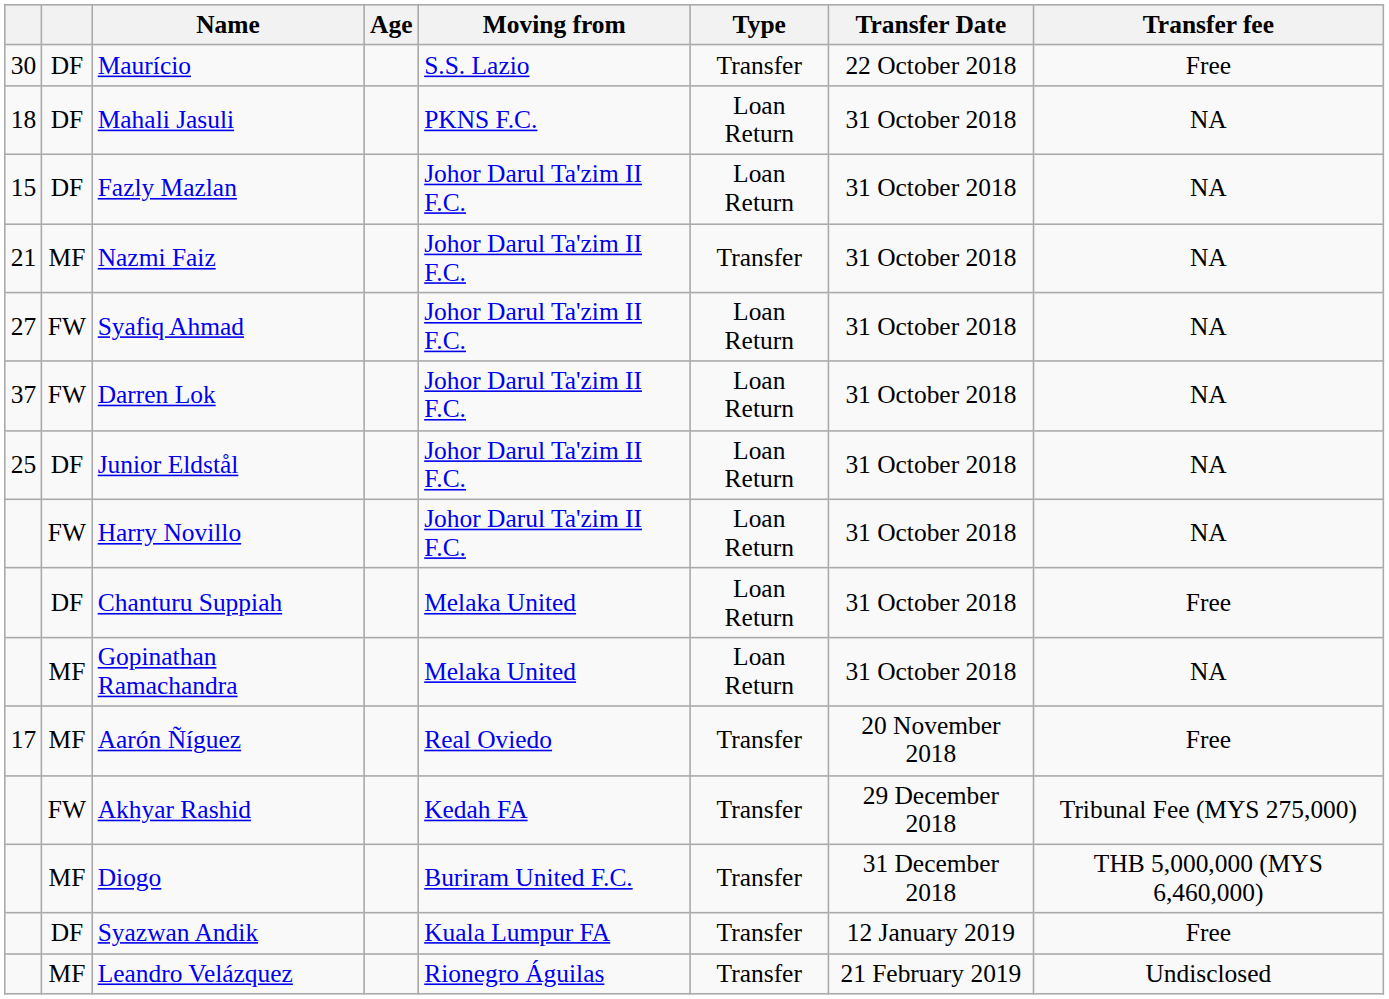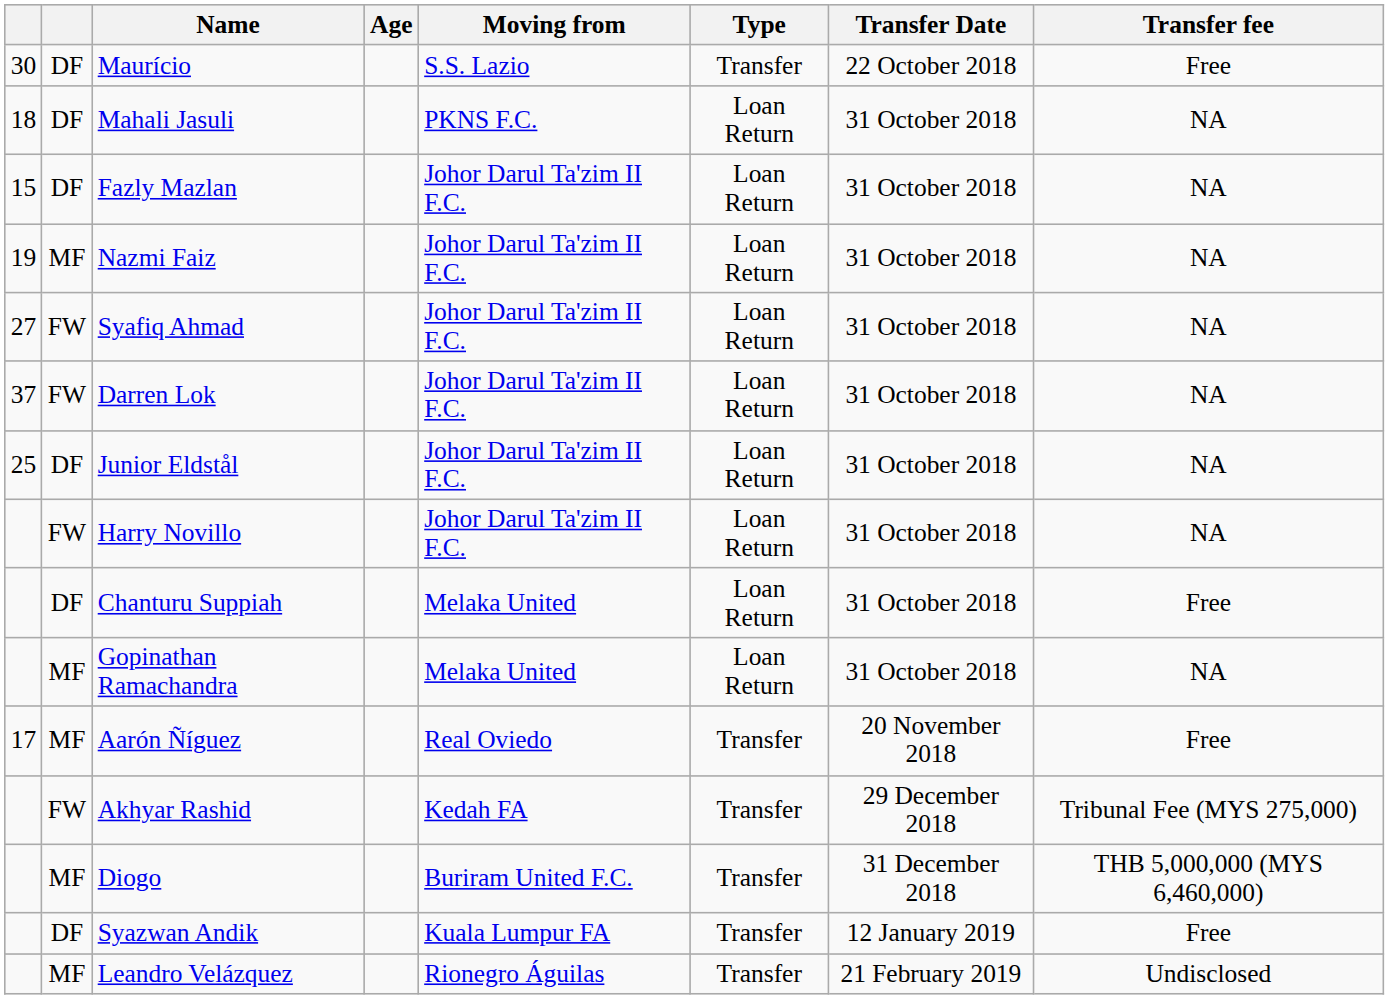(23, 257) 21 -> (23, 257) 19
(759, 257) Transfer -> (759, 257) Loan Return
